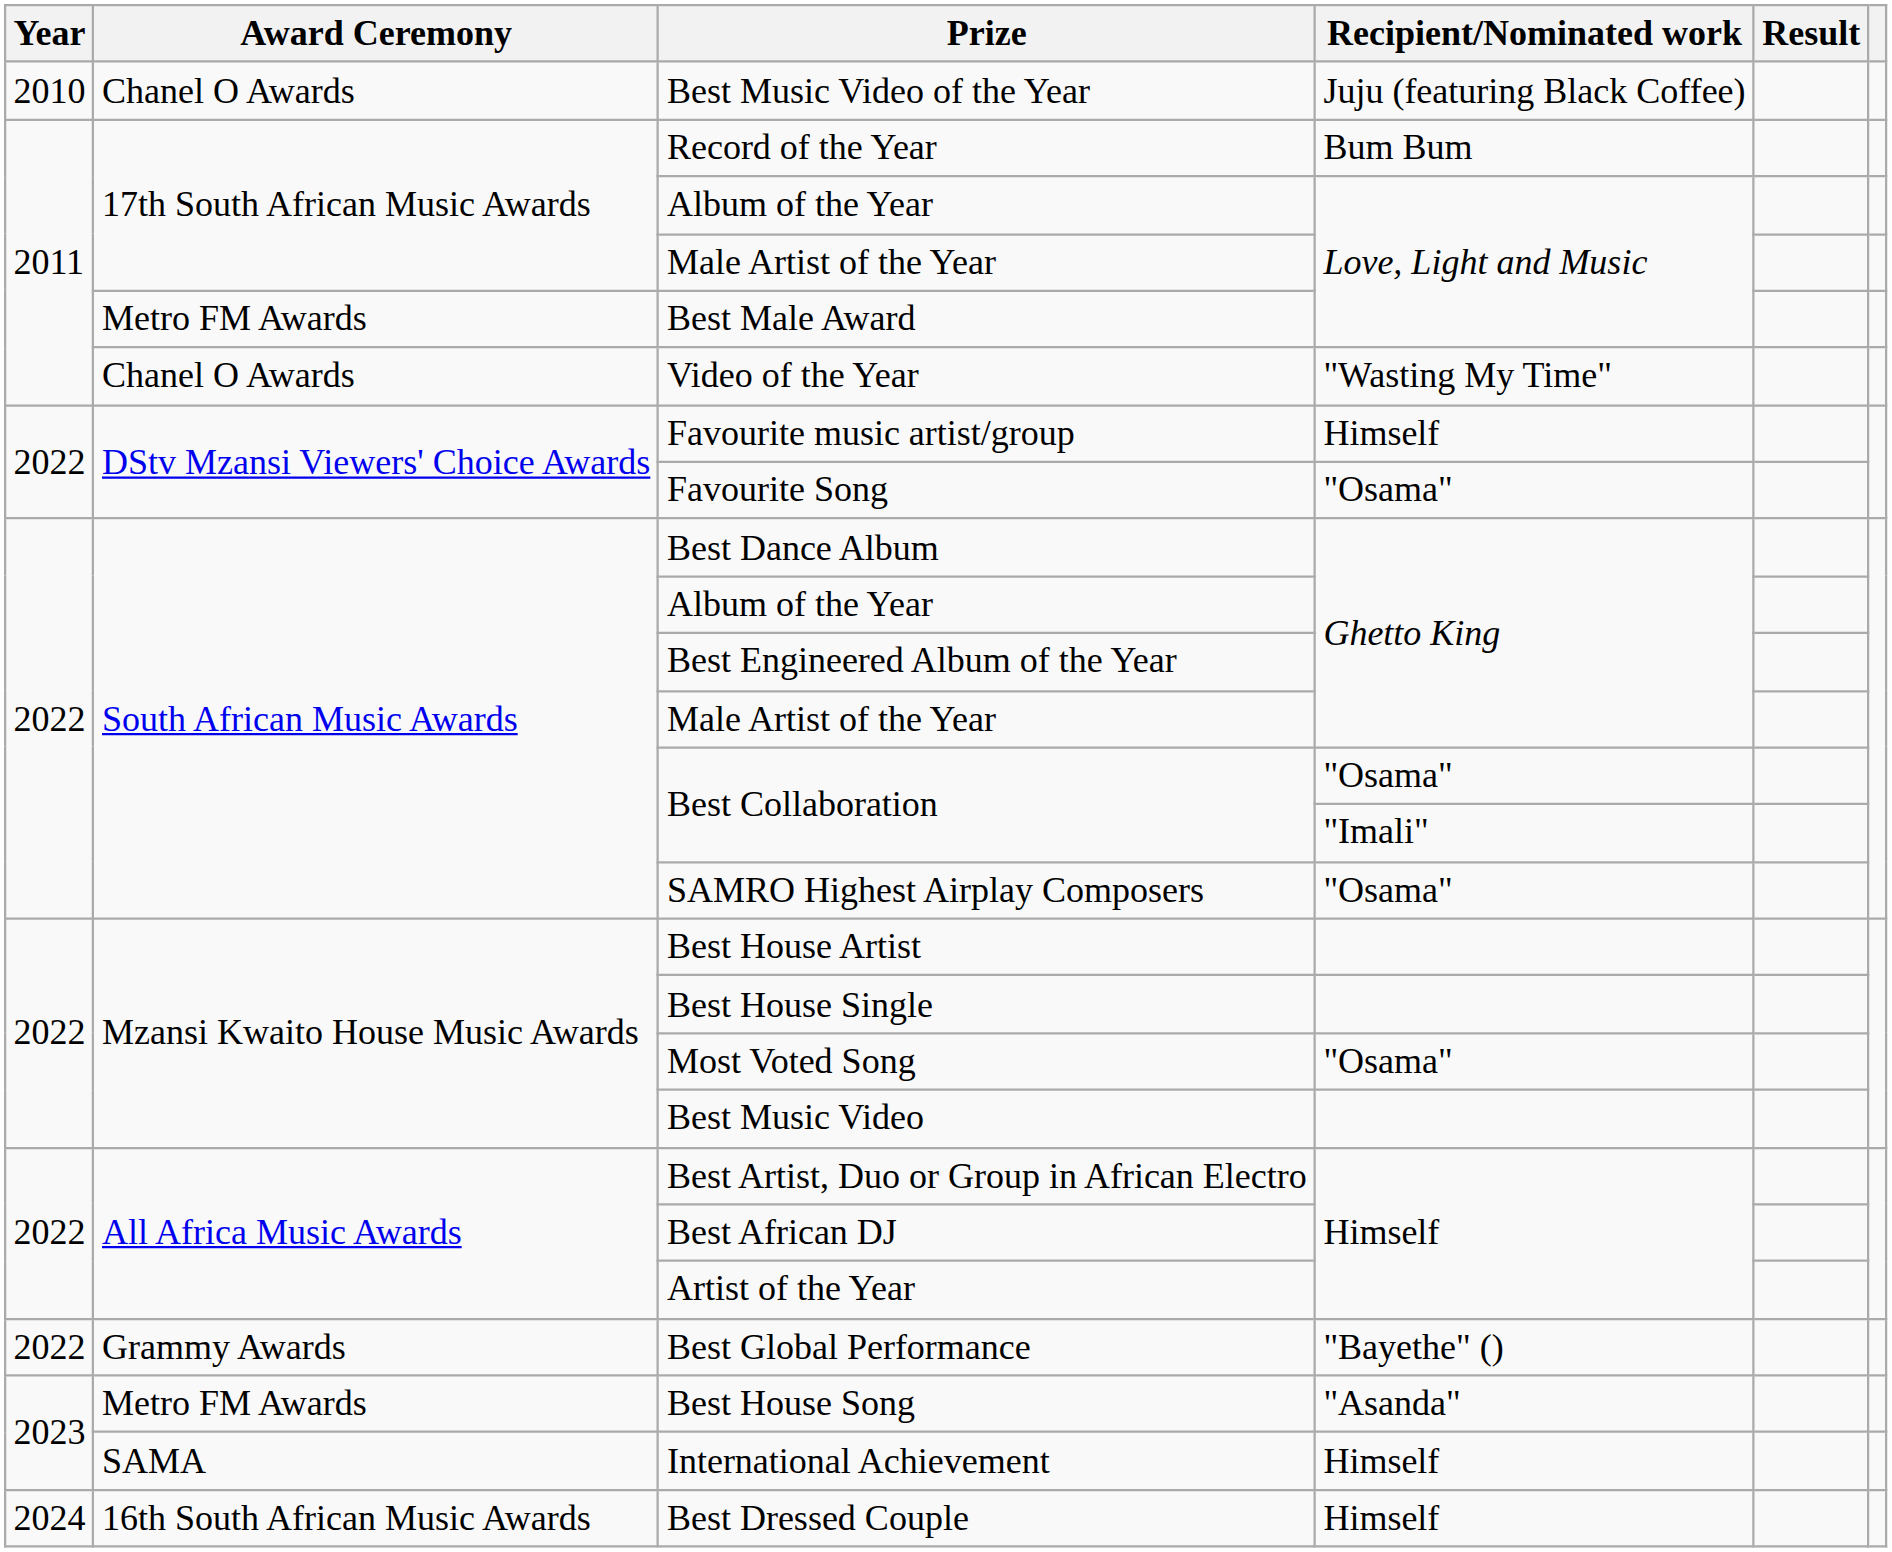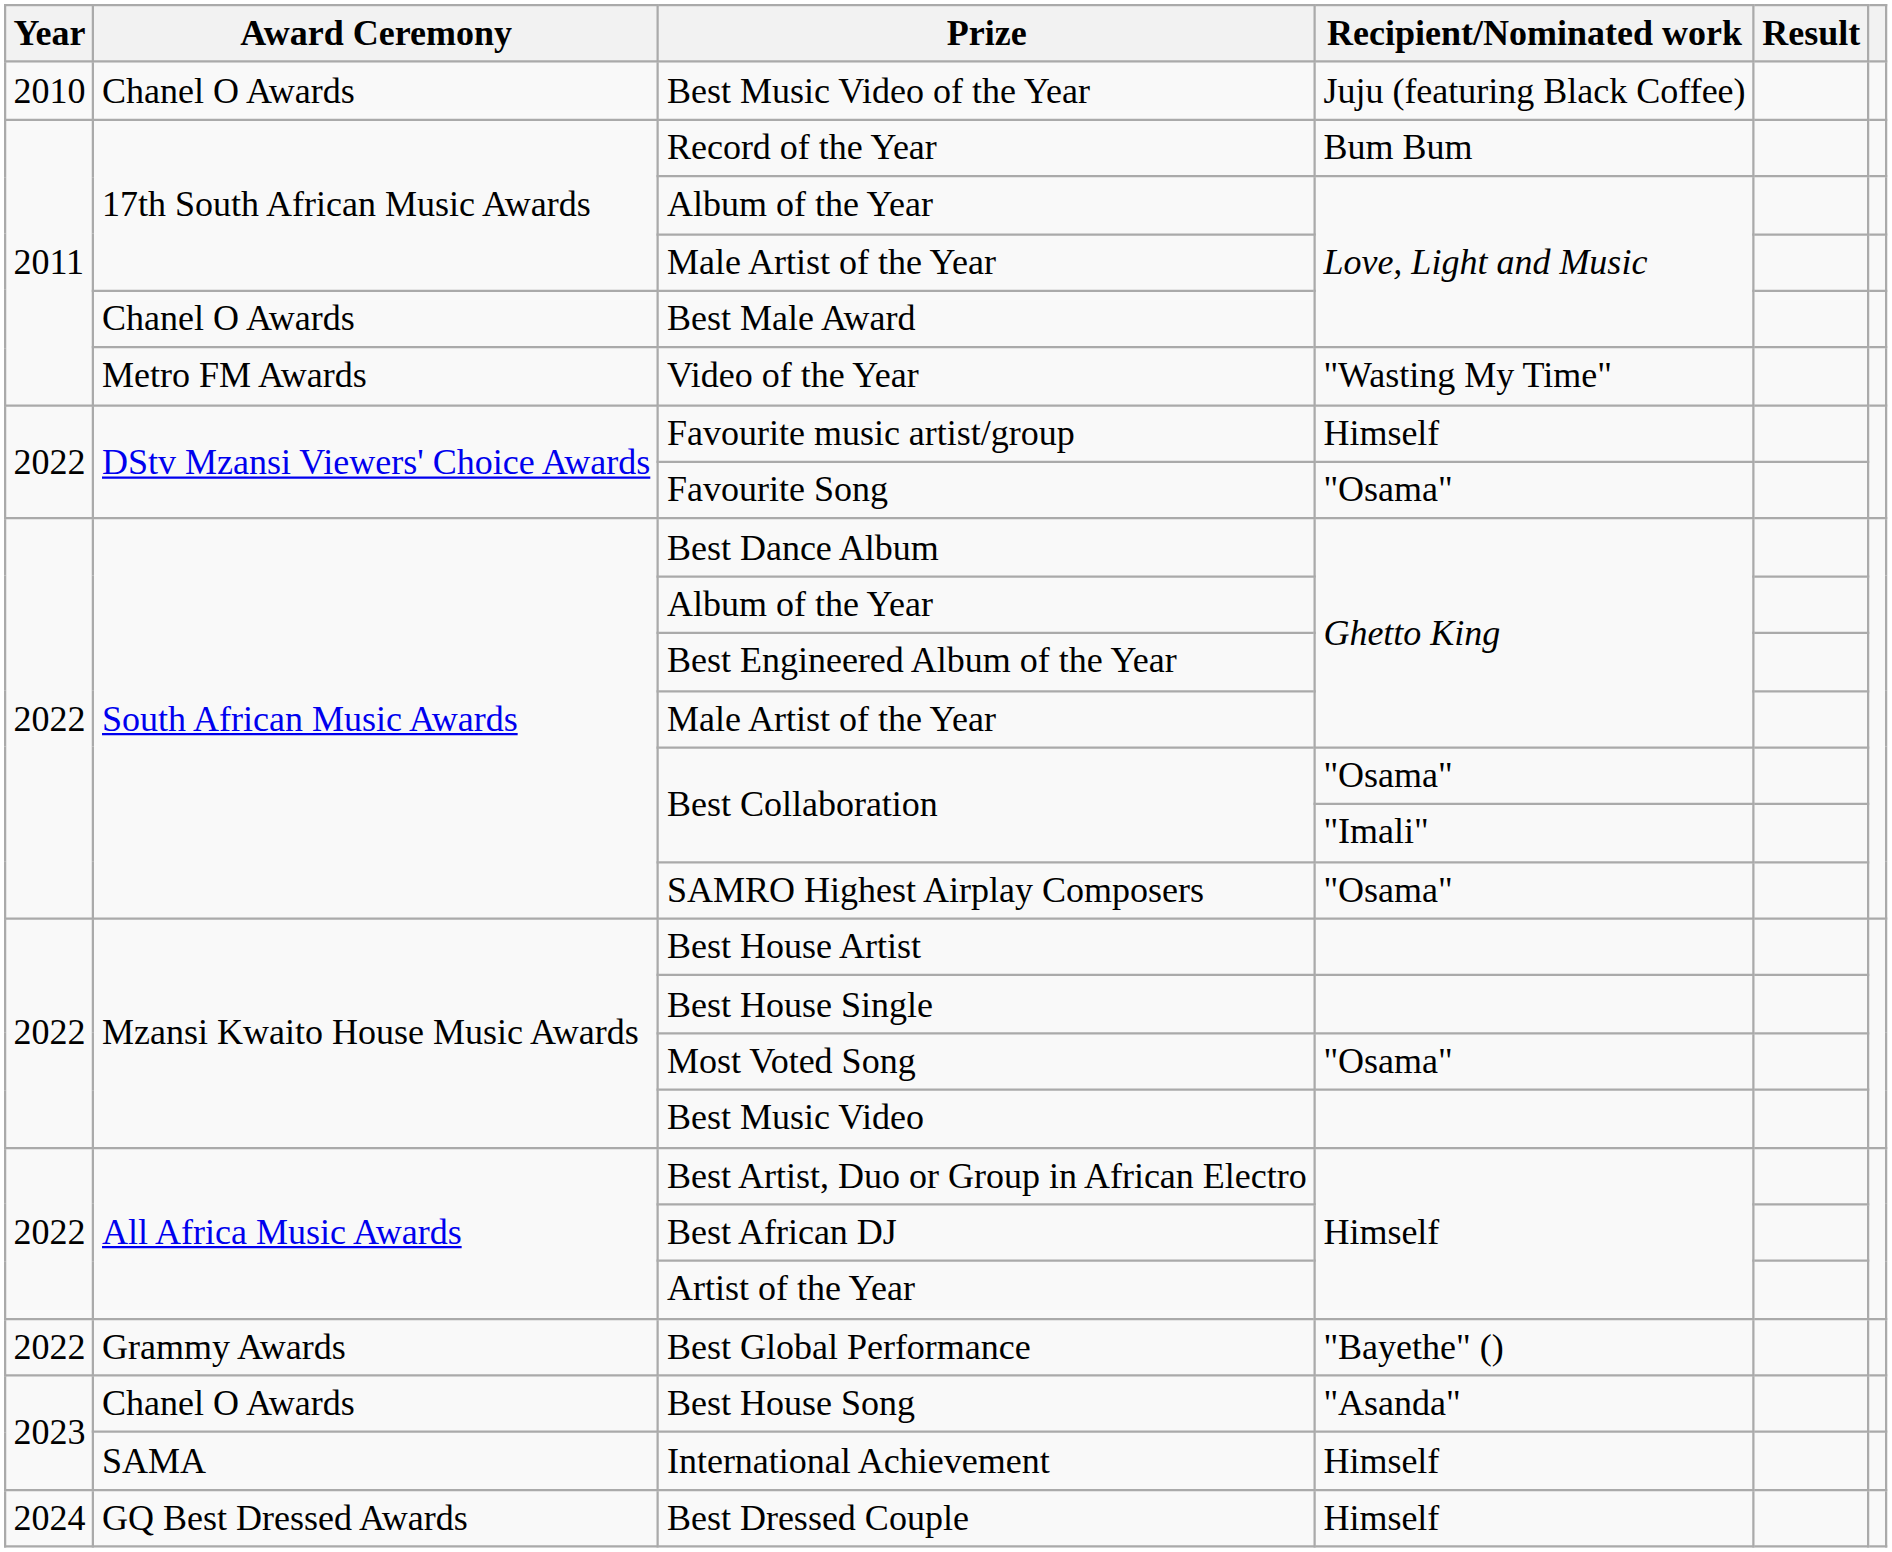(234, 318) Metro FM Awards -> (228, 318) Chanel O Awards
(228, 375) Chanel O Awards -> (234, 375) Metro FM Awards
(234, 1403) Metro FM Awards -> (228, 1403) Chanel O Awards
(346, 1517) 16th South African Music Awards -> (285, 1517) GQ Best Dressed Awards
